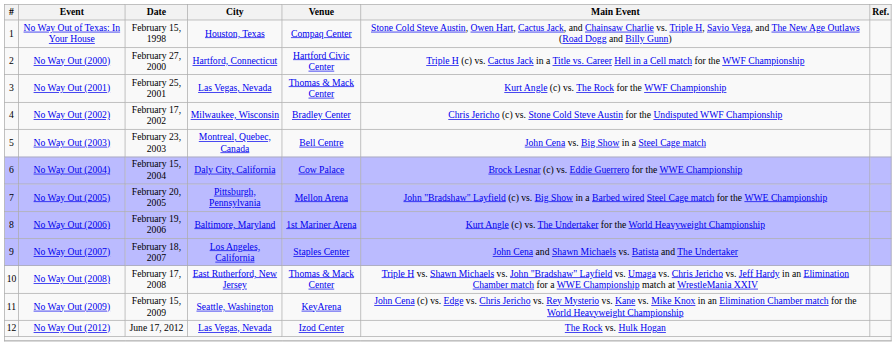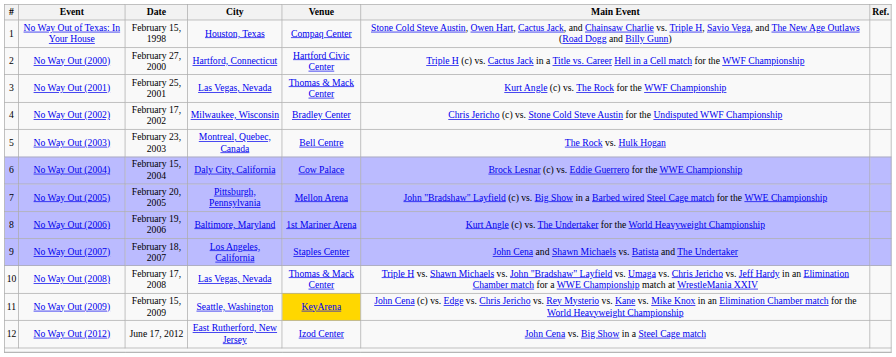(615, 142) John Cena vs. Big Show in a Steel Cage match -> (615, 142) The Rock vs. Hulk Hogan
(235, 279) East Rutherford, New Jersey -> (235, 279) Las Vegas, Nevada
(321, 306) no background -> (321, 306) gold background
(235, 328) Las Vegas, Nevada -> (235, 333) East Rutherford, New Jersey
(615, 328) The Rock vs. Hulk Hogan -> (615, 333) John Cena vs. Big Show in a Steel Cage match
